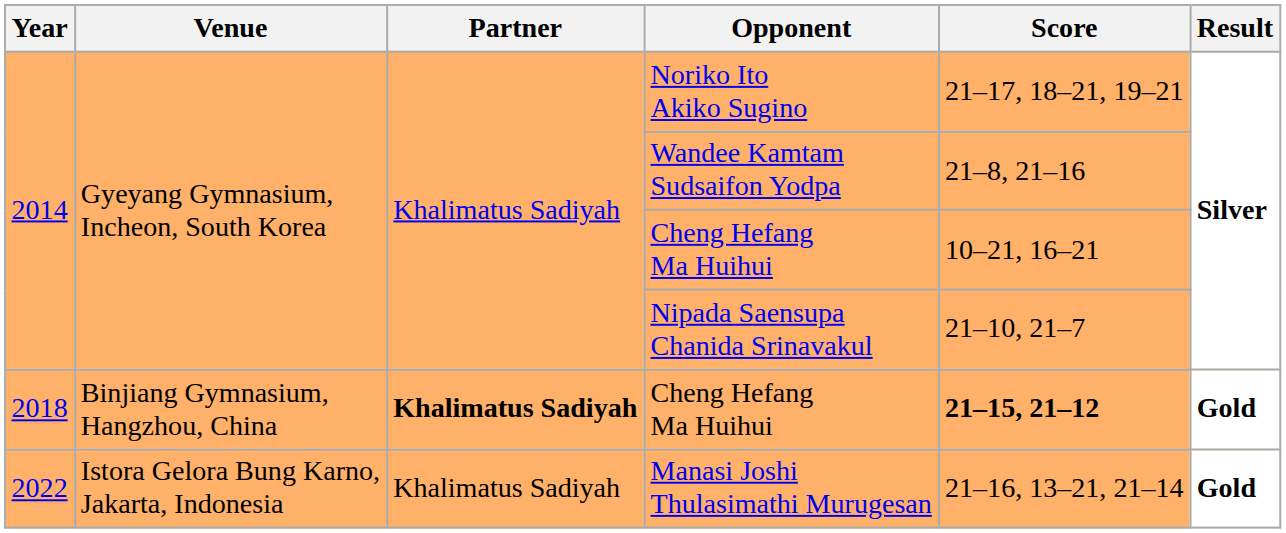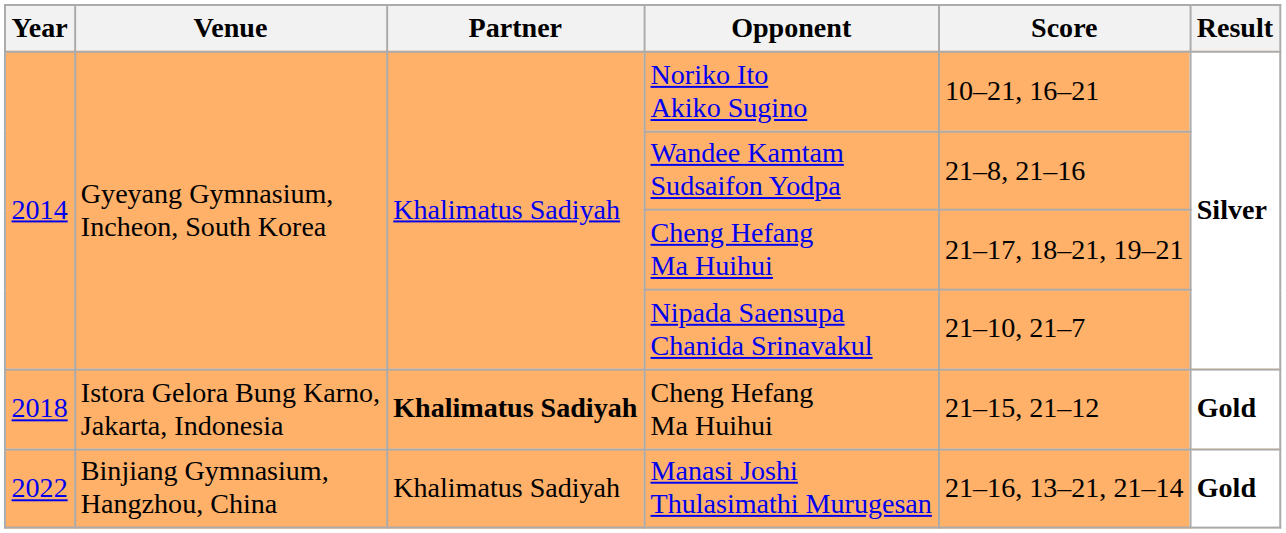(1064, 90) 21–17, 18–21, 19–21 -> (1022, 90) 10–21, 16–21
(1022, 249) 10–21, 16–21 -> (1064, 249) 21–17, 18–21, 19–21
(205, 408) Binjiang Gymnasium, Hangzhou, China -> (230, 408) Istora Gelora Bung Karno, Jakarta, Indonesia
(1022, 408) bold -> (1022, 408) normal
(230, 488) Istora Gelora Bung Karno, Jakarta, Indonesia -> (205, 488) Binjiang Gymnasium, Hangzhou, China
